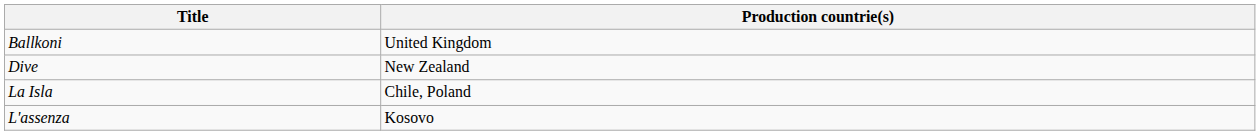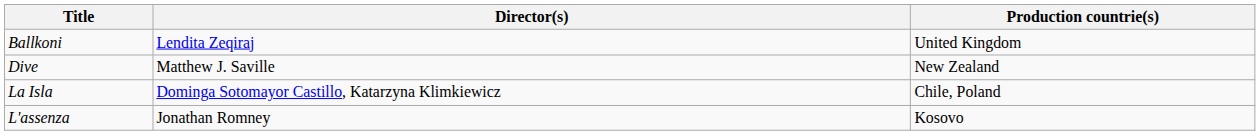+ column: (532, 17)
